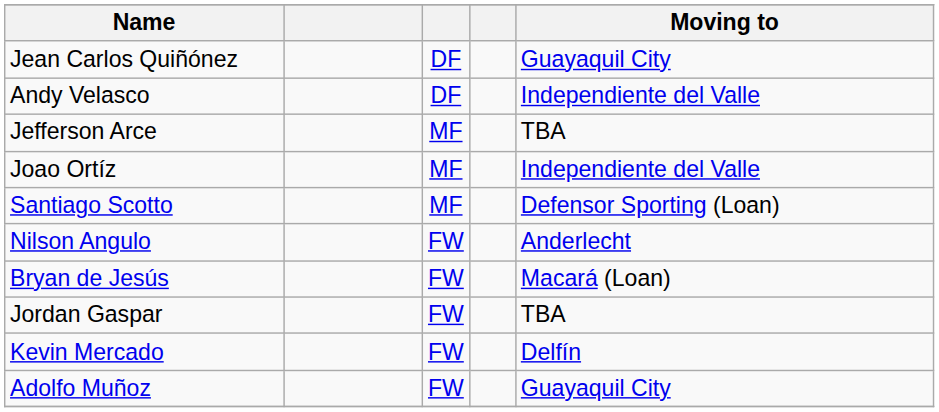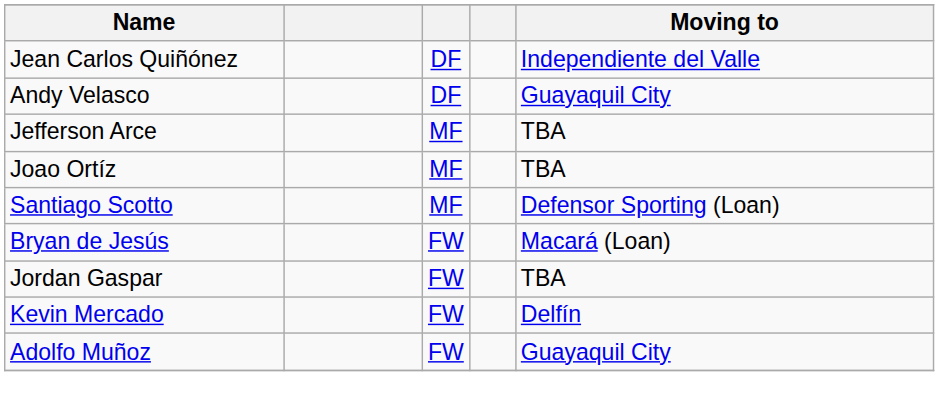(596, 59) Guayaquil City -> (640, 59) Independiente del Valle
(640, 95) Independiente del Valle -> (596, 95) Guayaquil City
(640, 168) Independiente del Valle -> (543, 168) TBA
- row: (80, 242)
